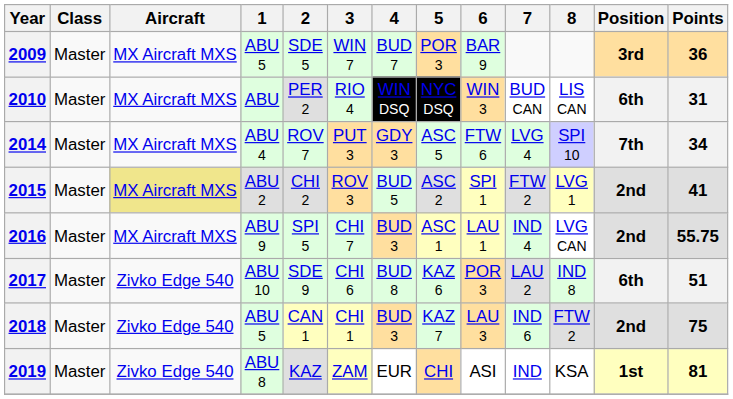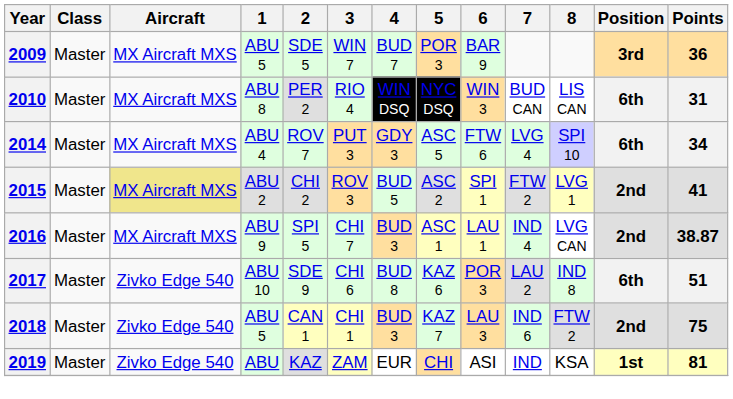(262, 100) ABU -> (262, 100) ABU 8
(631, 145) 7th -> (631, 145) 6th
(698, 236) 55.75 -> (698, 236) 38.87
(262, 372) ABU 8 -> (262, 362) ABU
